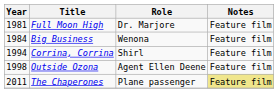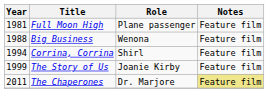(146, 25) Dr. Marjore -> (157, 25) Plane passenger
(17, 39) 1984 -> (17, 39) 1988
- row: (65, 67)
+ row: (70, 67)
(157, 81) Plane passenger -> (146, 81) Dr. Marjore
